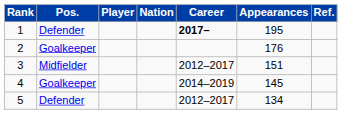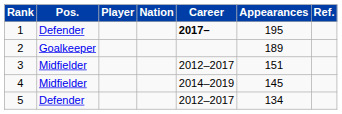(274, 48) 176 -> (274, 48) 189
(68, 83) Goalkeeper -> (63, 83) Midfielder
